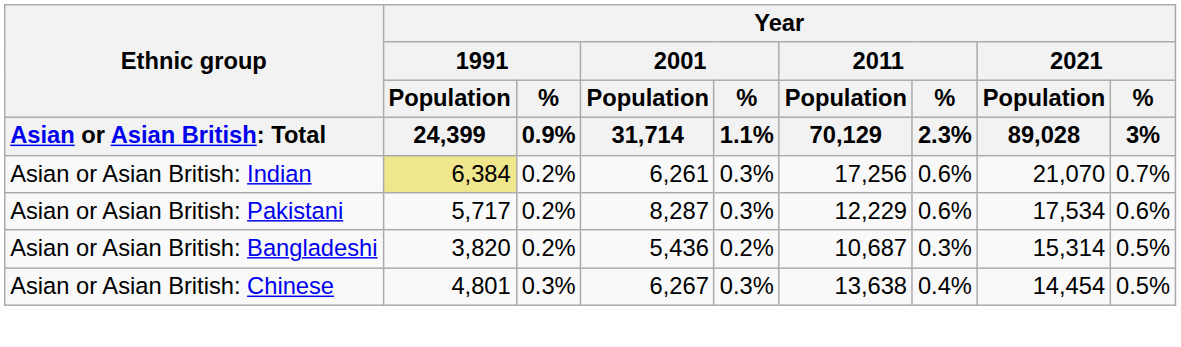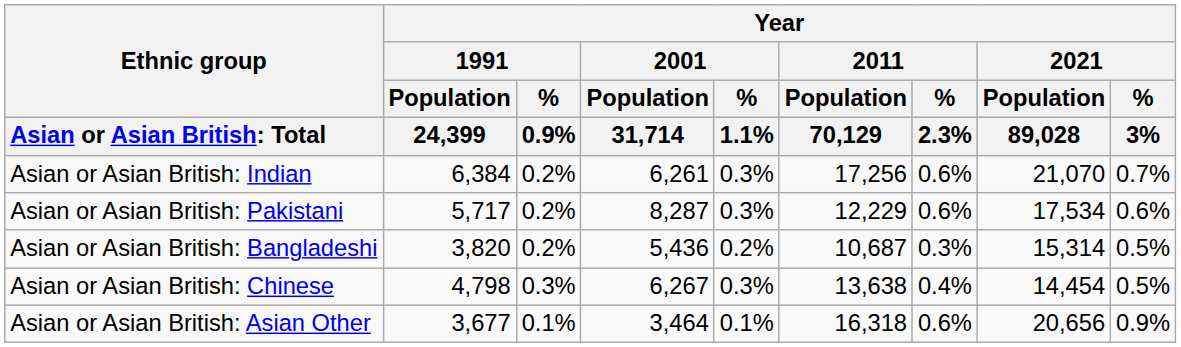(481, 173) khaki background -> (481, 173) no background
(481, 286) 4,801 -> (481, 286) 4,798
+ row: (191, 323)
